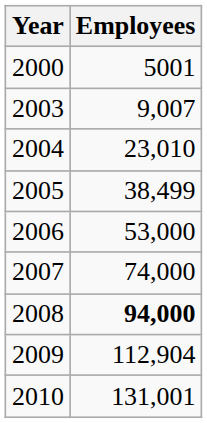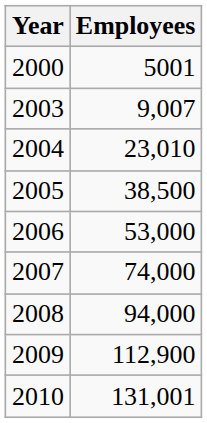(160, 190) 38,499 -> (160, 190) 38,500
(160, 313) bold -> (160, 313) normal
(154, 354) 112,904 -> (154, 354) 112,900
